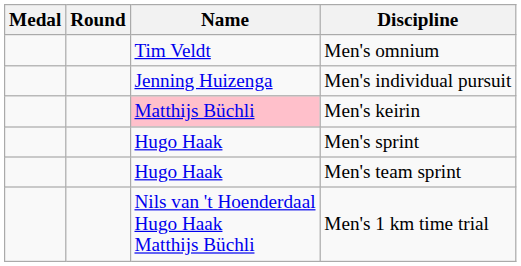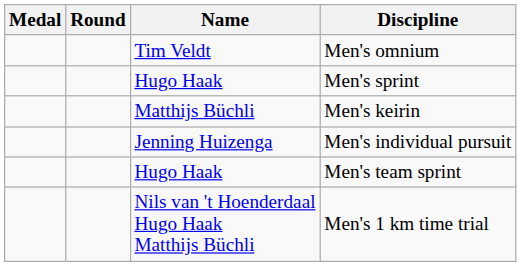rows swapped: (418, 80) <-> (372, 141)
(194, 111) pink background -> (194, 111) no background
